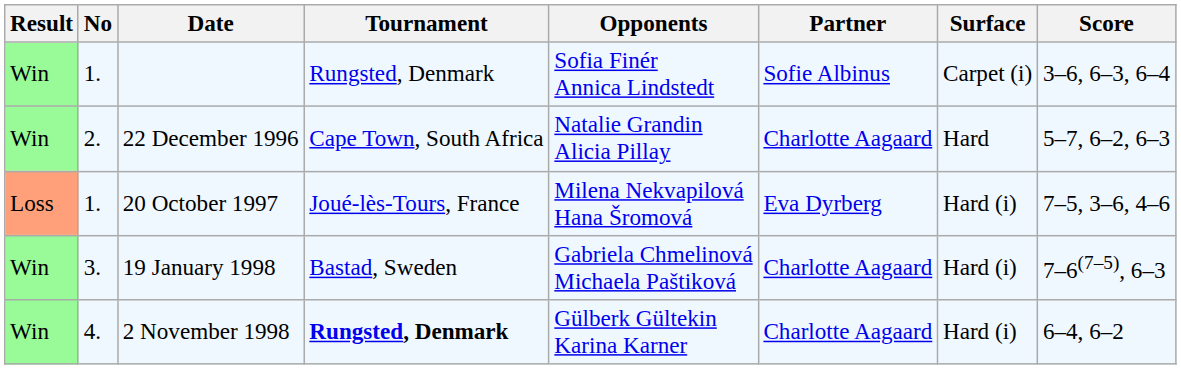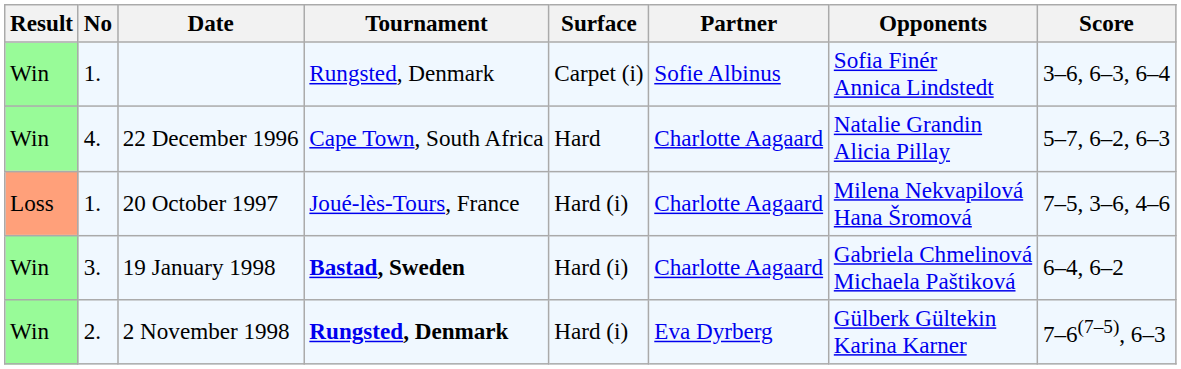columns swapped: (988, 22) <-> (654, 22)
(92, 138) 2. -> (92, 138) 4.
(823, 202) Eva Dyrberg -> (739, 202) Charlotte Aagaard
(383, 266) normal -> (387, 266) bold
(1104, 266) 7–6(7–5), 6–3 -> (1083, 266) 6–4, 6–2
(92, 331) 4. -> (92, 331) 2.
(848, 331) Charlotte Aagaard -> (713, 331) Eva Dyrberg
(1083, 331) 6–4, 6–2 -> (1104, 331) 7–6(7–5), 6–3
